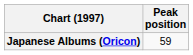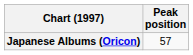(166, 41) 59 -> (166, 41) 57
